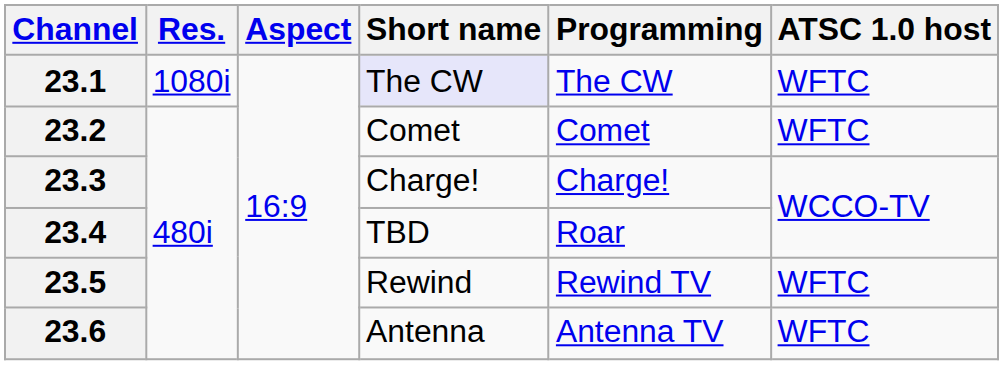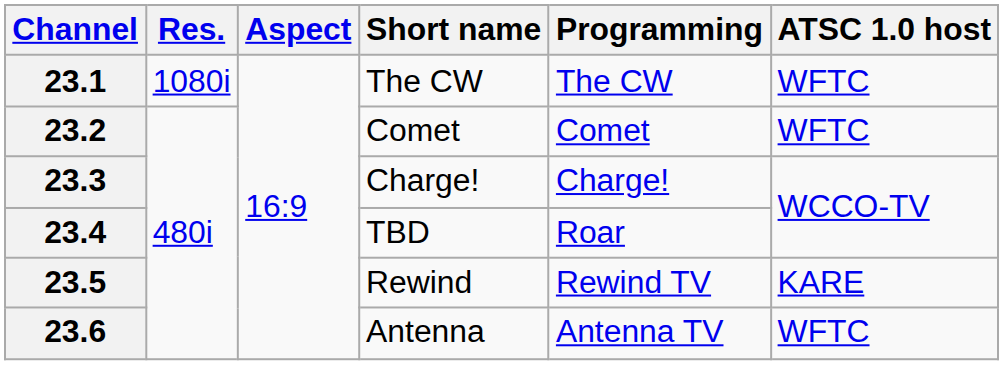(424, 80) lavender background -> (424, 80) no background
(824, 282) WFTC -> (821, 282) KARE
